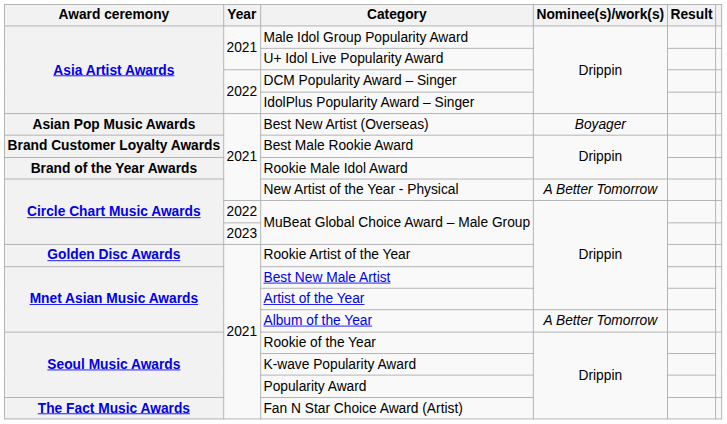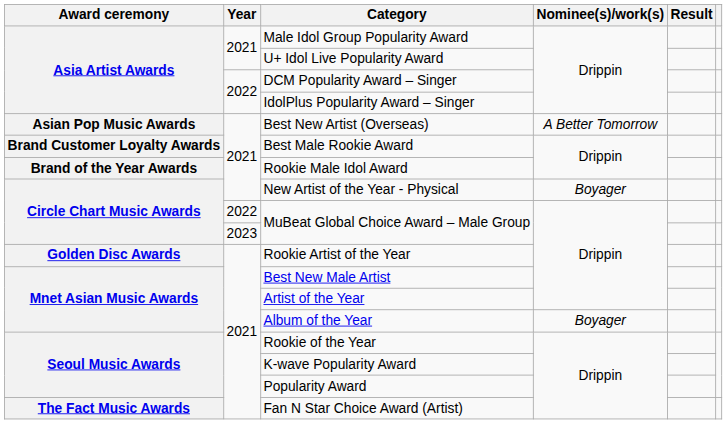(600, 124) Boyager -> (600, 124) A Better Tomorrow
(600, 189) A Better Tomorrow -> (600, 189) Boyager
(600, 320) A Better Tomorrow -> (600, 320) Boyager
